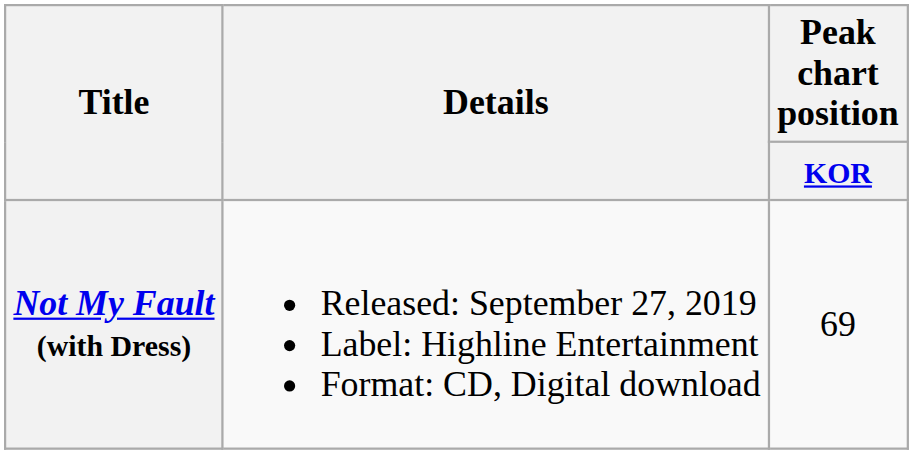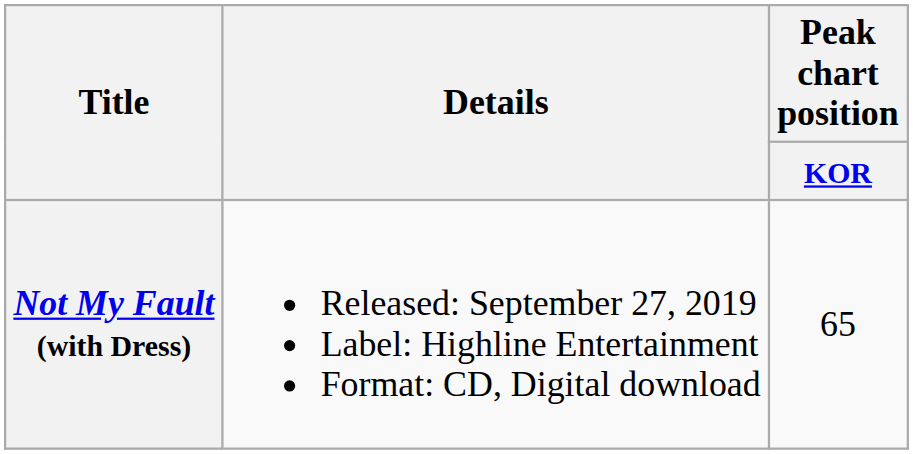(838, 323) 69 -> (838, 323) 65
